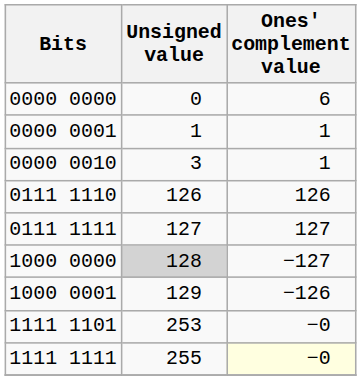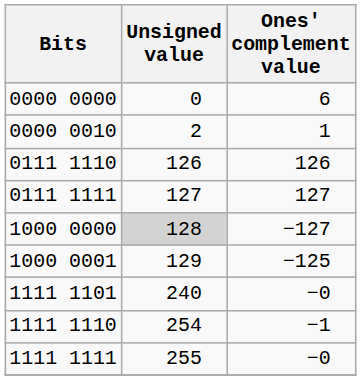- row: (63, 132)
(206, 164) 3 -> (206, 132) 2
(317, 294) −126 -> (317, 261) −125
(194, 326) 253 -> (194, 294) 240
+ row: (63, 326)
(329, 359) lightyellow background -> (329, 359) no background
